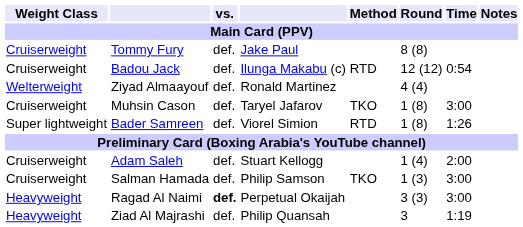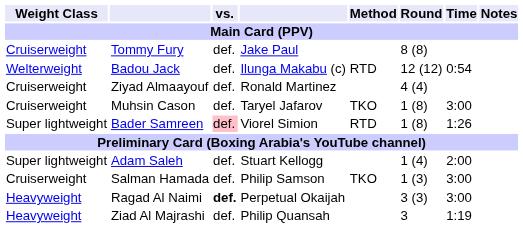(46, 68) Cruiserweight -> (44, 68) Welterweight
(44, 87) Welterweight -> (46, 87) Cruiserweight
(224, 124) no background -> (224, 124) pink background
(46, 161) Cruiserweight -> (56, 161) Super lightweight
